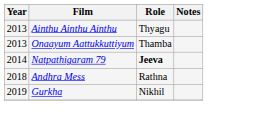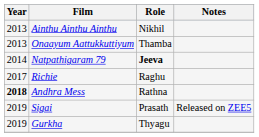(154, 28) Thyagu -> (152, 28) Nikhil
+ row: (44, 76)
(17, 76) normal -> (17, 92) bold
+ row: (42, 108)
(152, 92) Nikhil -> (154, 124) Thyagu
